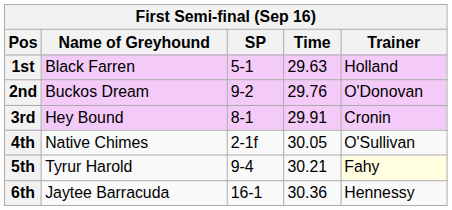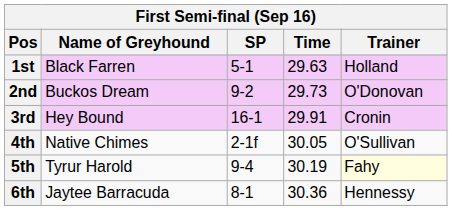(307, 92) 29.76 -> (307, 92) 29.73
(242, 117) 8-1 -> (247, 117) 16-1
(307, 167) 30.21 -> (307, 167) 30.19
(247, 192) 16-1 -> (242, 192) 8-1
